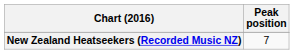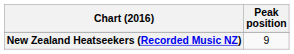(266, 40) 7 -> (266, 40) 9
